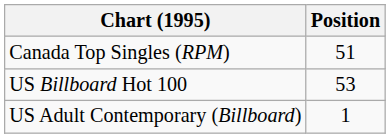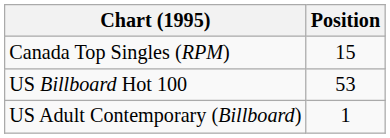(345, 52) 51 -> (345, 52) 15
